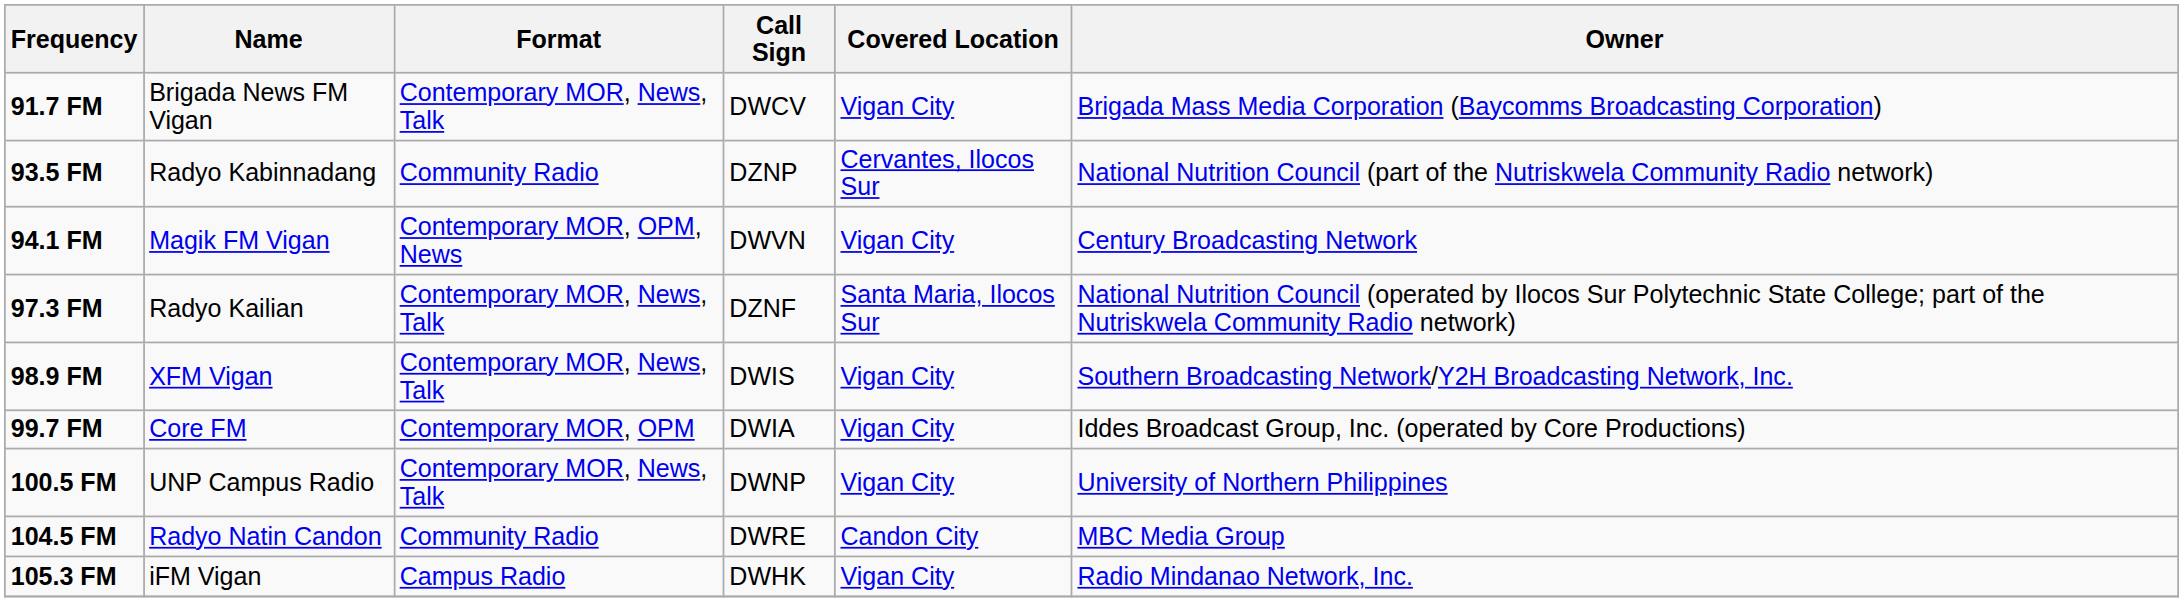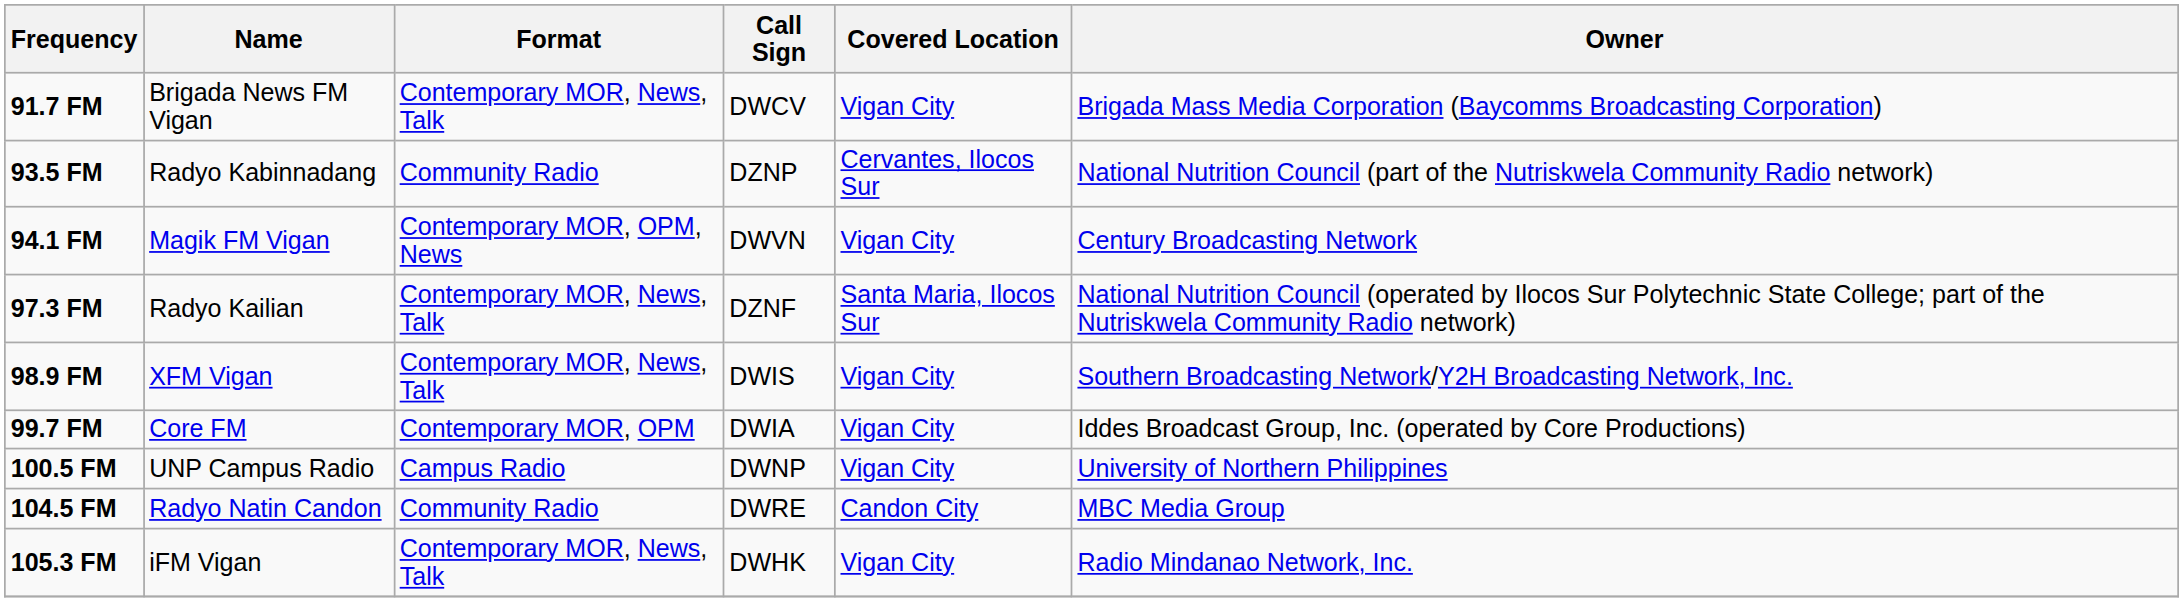(553, 483) Contemporary MOR, News, Talk -> (482, 469) Campus Radio
(482, 576) Campus Radio -> (553, 562) Contemporary MOR, News, Talk
